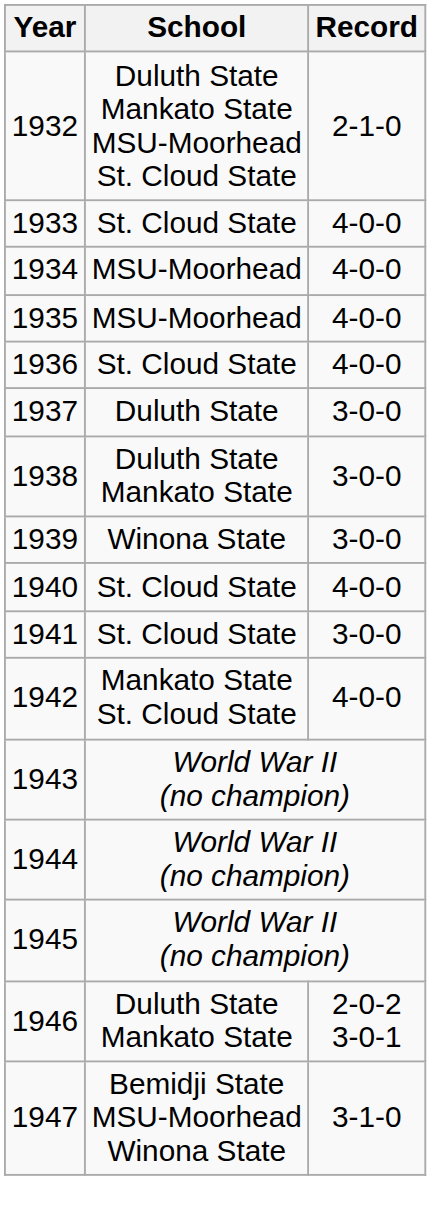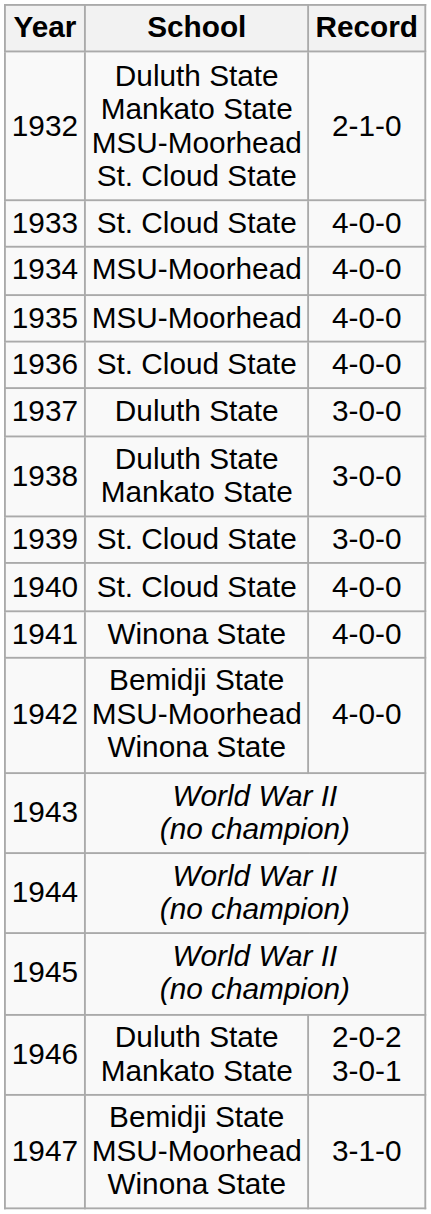(197, 539) Winona State -> (197, 539) St. Cloud State
(197, 633) St. Cloud State -> (197, 633) Winona State
(367, 633) 3-0-0 -> (367, 633) 4-0-0
(197, 697) Mankato State St. Cloud State -> (197, 714) Bemidji State MSU-Moorhead Winona State
